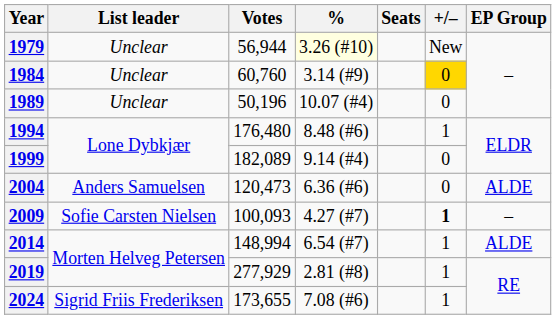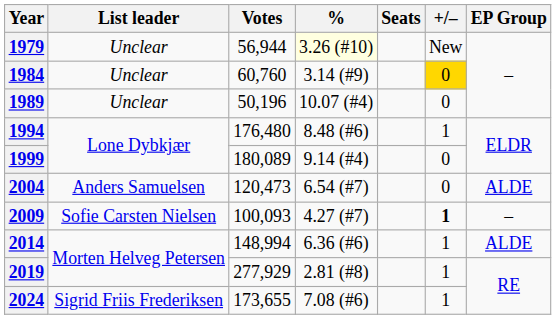(262, 159) 182,089 -> (262, 159) 180,089
(336, 187) 6.36 (#6) -> (336, 187) 6.54 (#7)
(336, 243) 6.54 (#7) -> (336, 243) 6.36 (#6)
